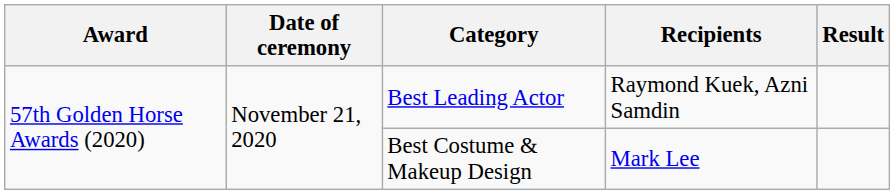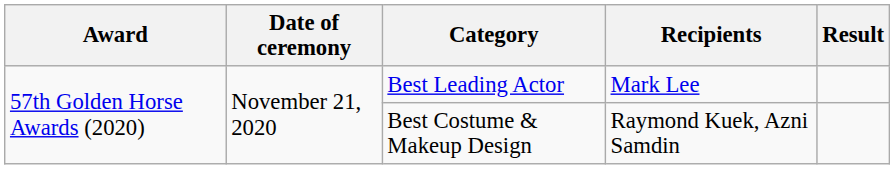(709, 96) Raymond Kuek, Azni Samdin -> (655, 84) Mark Lee
(655, 158) Mark Lee -> (709, 132) Raymond Kuek, Azni Samdin
